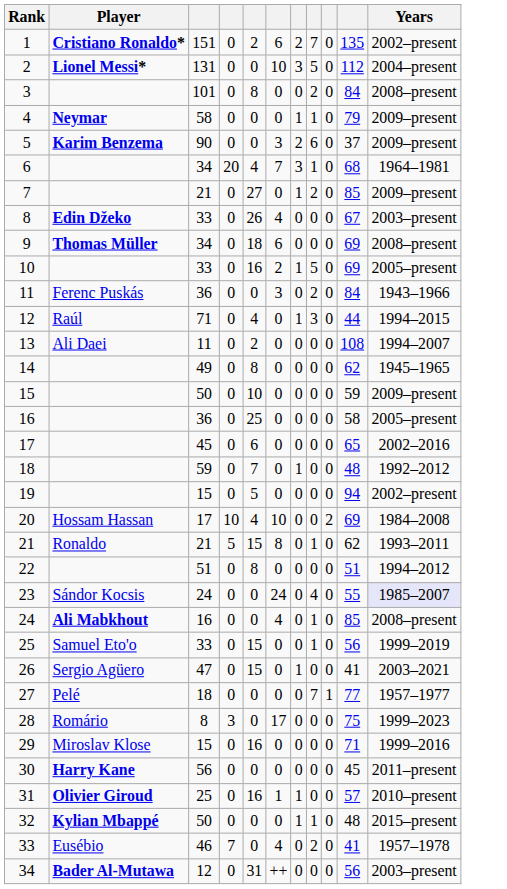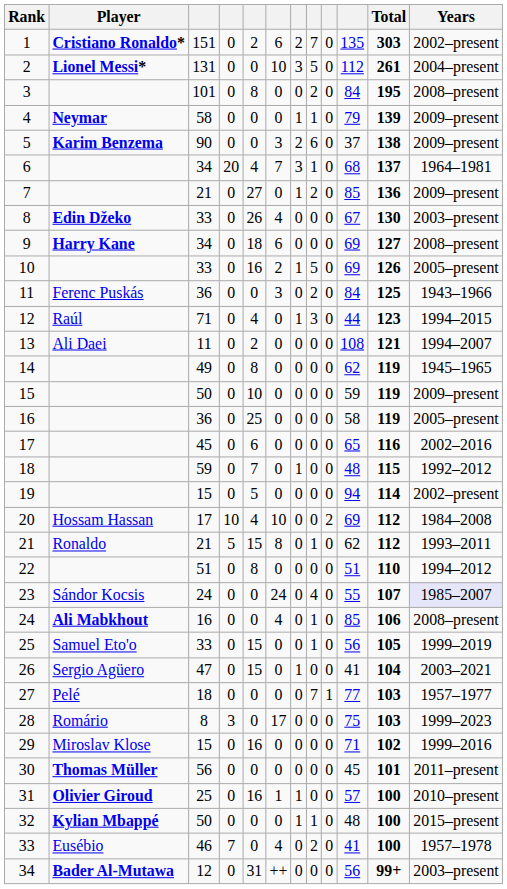+ column: (389, 17)
(105, 243) Thomas Müller -> (94, 243) Harry Kane
(94, 770) Harry Kane -> (105, 770) Thomas Müller
